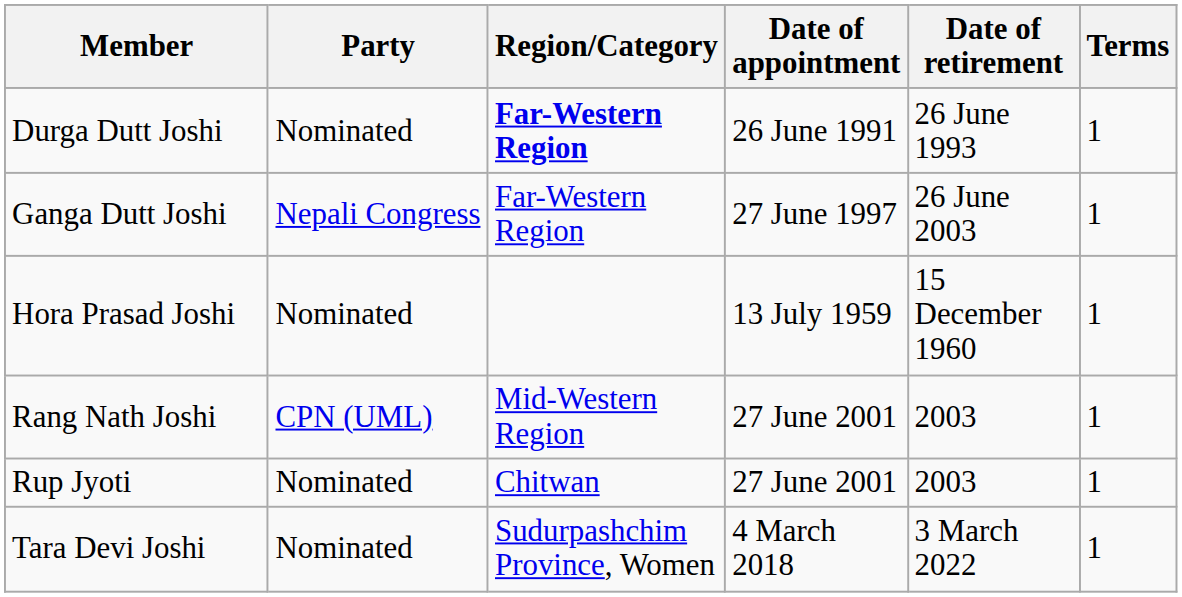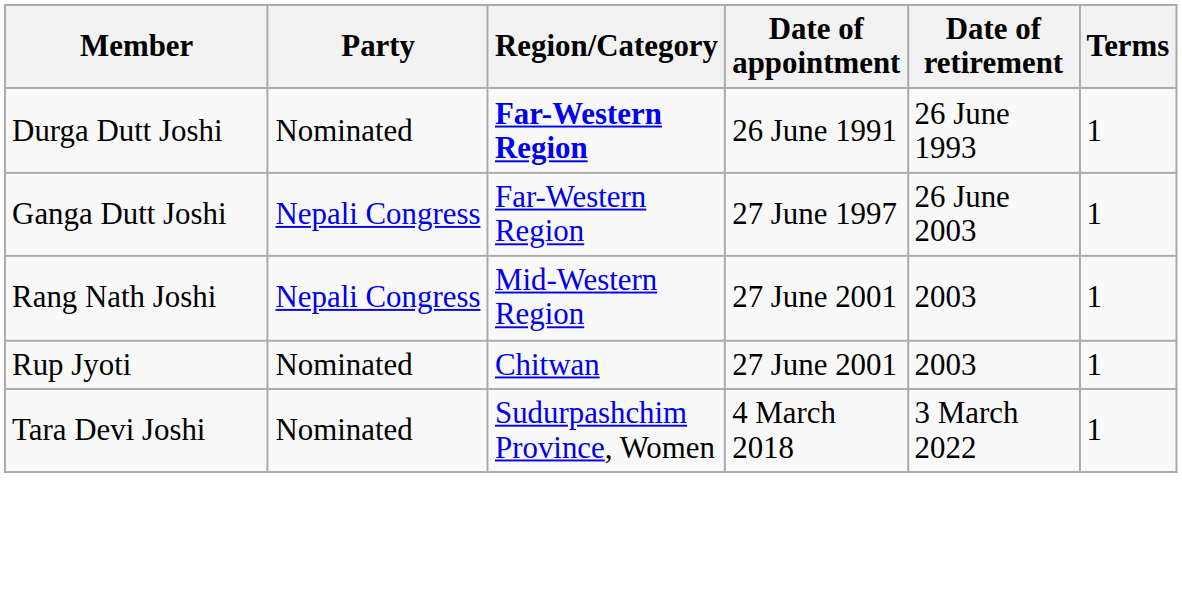- row: (124, 314)
(354, 415) CPN (UML) -> (378, 297) Nepali Congress
